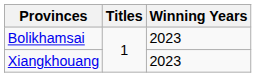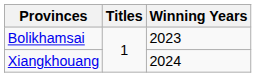(165, 61) 2023 -> (165, 61) 2024
